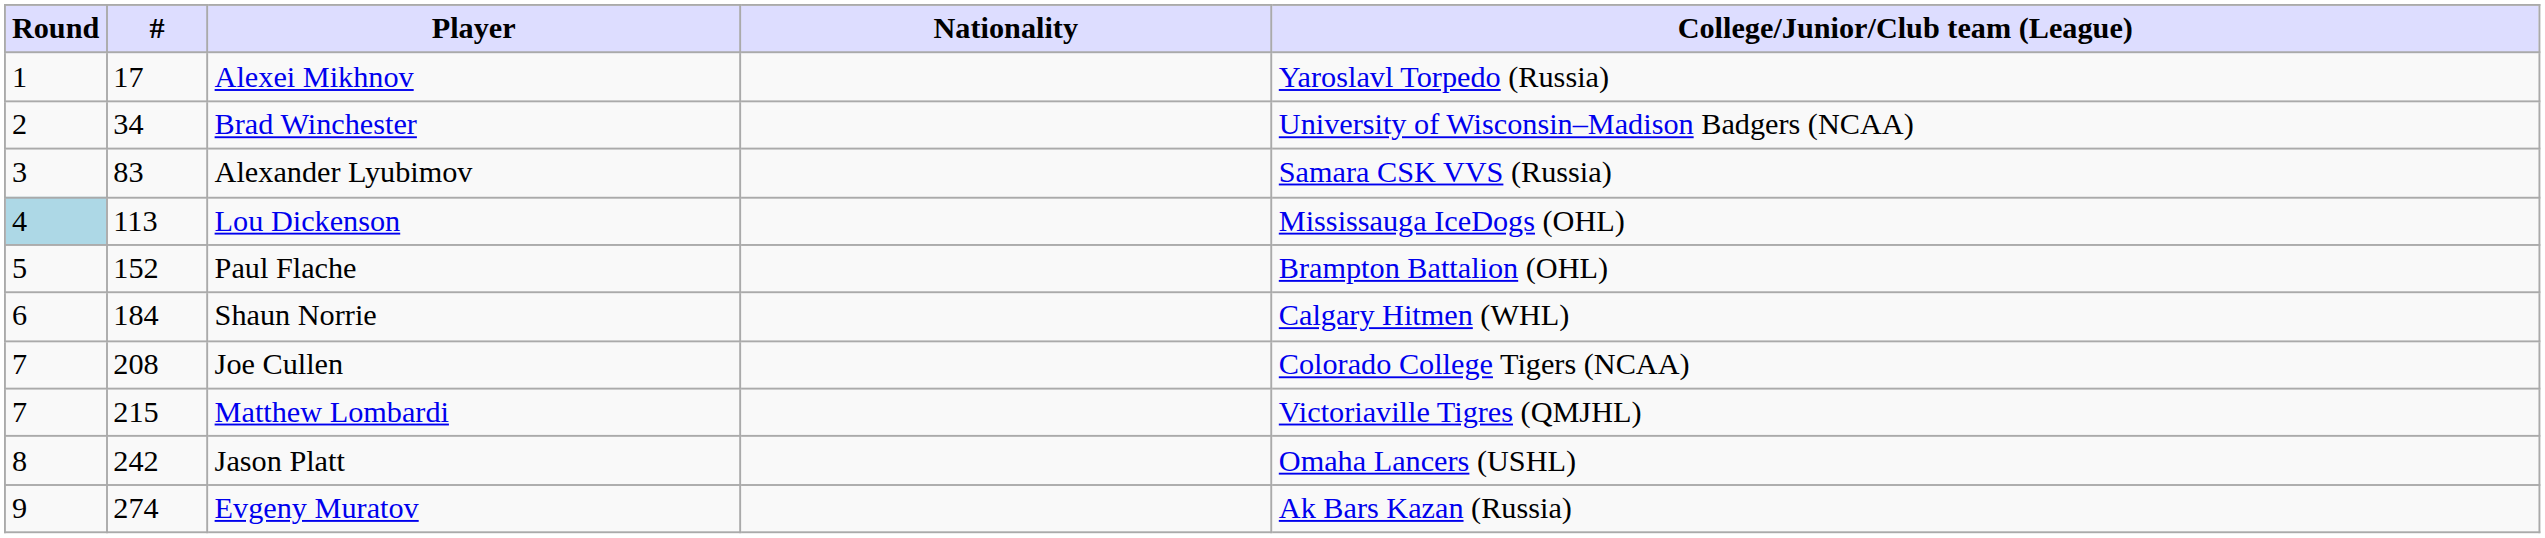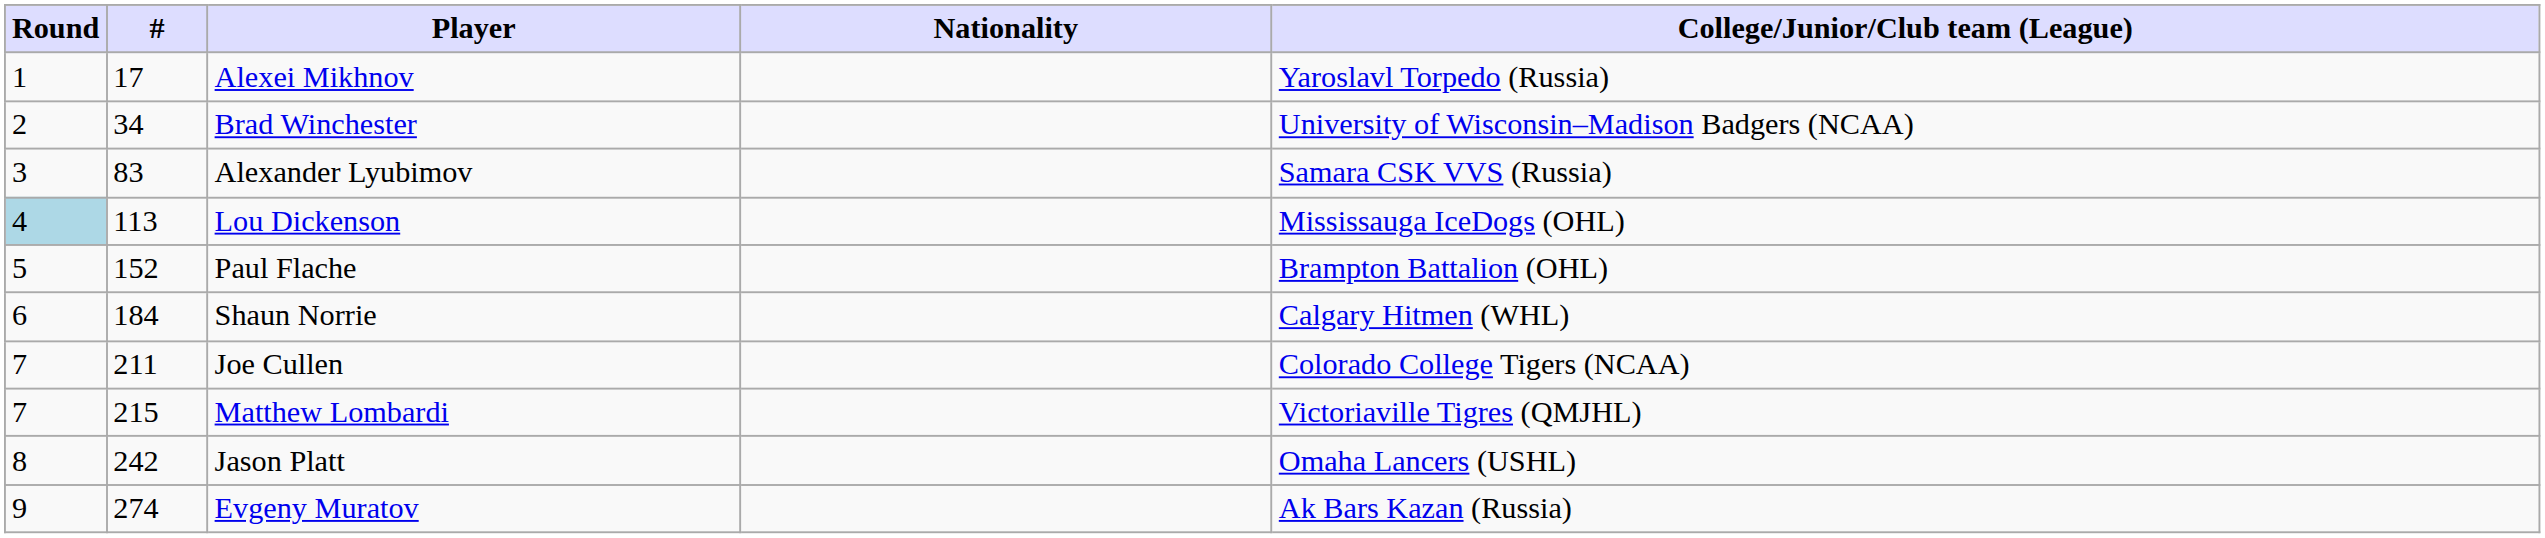(136, 364) 208 -> (135, 364) 211
